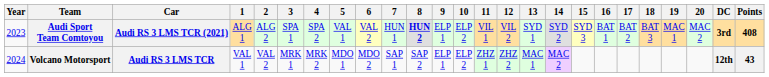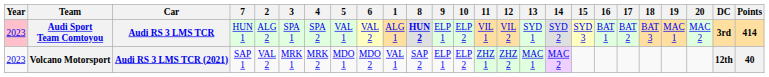columns swapped: (242, 11) <-> (394, 11)
(16, 32) no background -> (16, 32) pink background
(171, 32) Audi RS 3 LMS TCR (2021) -> (171, 32) Audi RS 3 LMS TCR
(750, 32) 408 -> (750, 32) 414
(16, 59) 2024 -> (16, 59) 2023
(171, 59) Audi RS 3 LMS TCR -> (171, 59) Audi RS 3 LMS TCR (2021)
(750, 59) 43 -> (750, 59) 40
